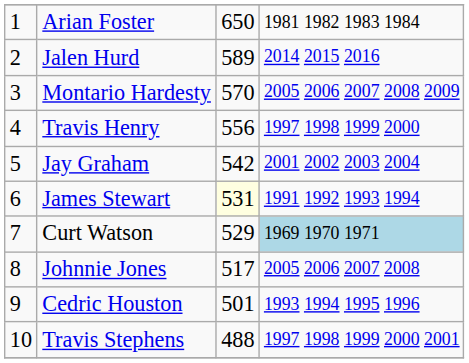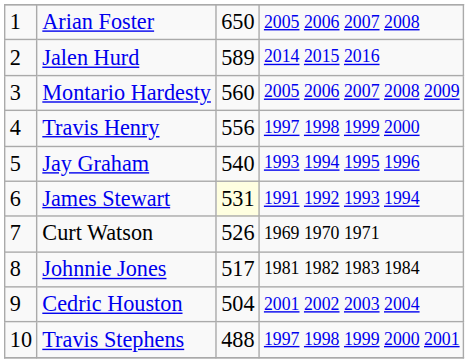(342, 22) 1981 1982 1983 1984 -> (342, 22) 2005 2006 2007 2008
(238, 92) 570 -> (238, 92) 560
(238, 163) 542 -> (238, 163) 540
(342, 163) 2001 2002 2003 2004 -> (342, 163) 1993 1994 1995 1996
(238, 233) 529 -> (238, 233) 526
(322, 233) lightblue background -> (322, 233) no background
(342, 269) 2005 2006 2007 2008 -> (342, 269) 1981 1982 1983 1984
(238, 304) 501 -> (238, 304) 504
(342, 304) 1993 1994 1995 1996 -> (342, 304) 2001 2002 2003 2004
